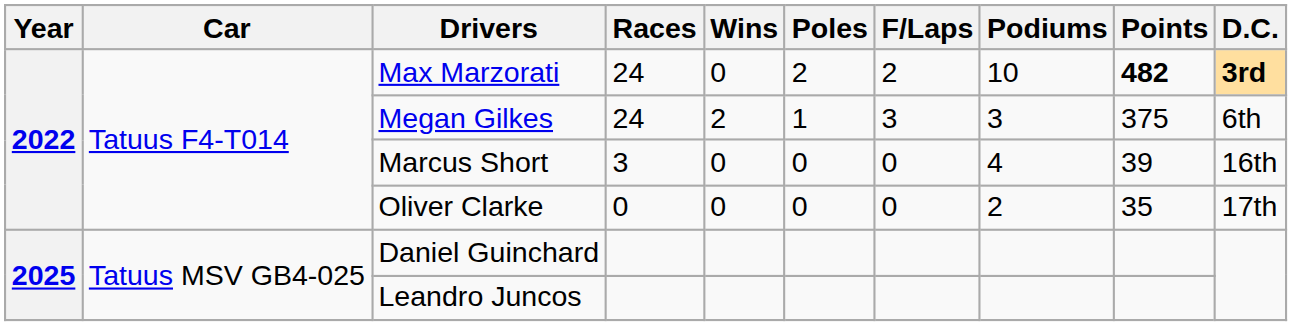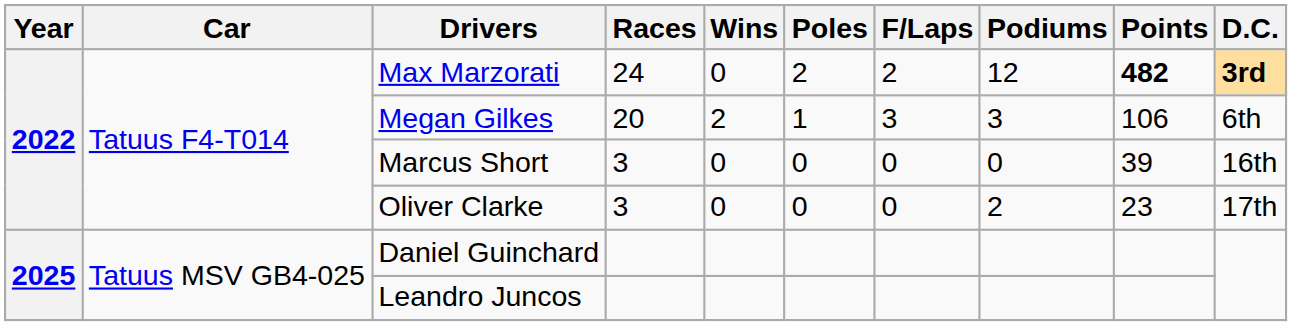(1003, 72) 10 -> (1003, 72) 12
(628, 117) 24 -> (628, 117) 20
(1145, 117) 375 -> (1145, 117) 106
(995, 162) 4 -> (995, 162) 0
(621, 207) 0 -> (621, 207) 3
(1137, 207) 35 -> (1137, 207) 23
